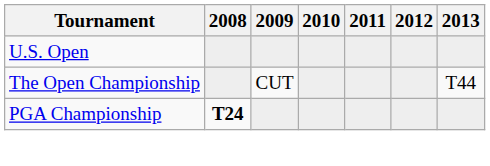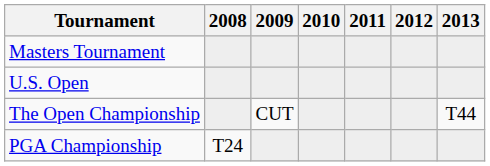+ row: (87, 51)
(228, 114) bold -> (228, 145) normal
